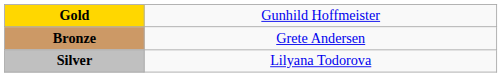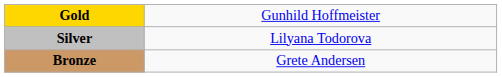rows swapped: (74, 60) <-> (74, 38)
